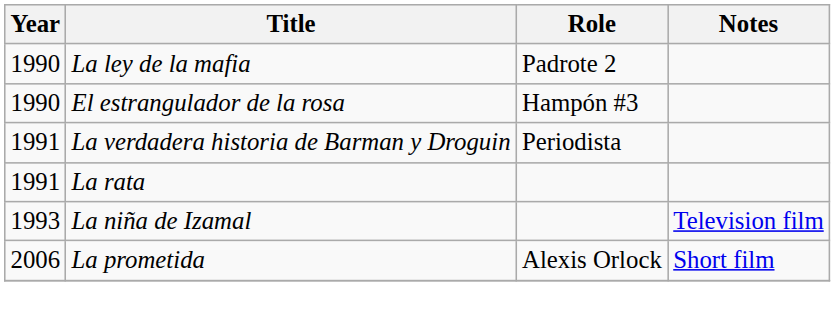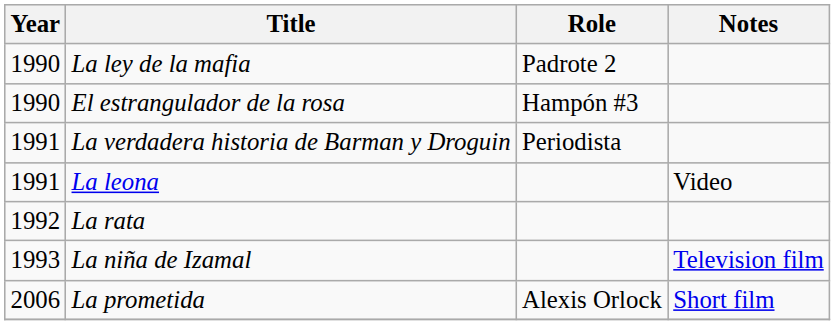+ row: (115, 181)
(35, 181) 1991 -> (35, 220) 1992
